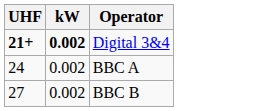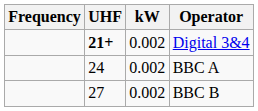+ column: (44, 17)
(67, 42) bold -> (147, 42) normal
